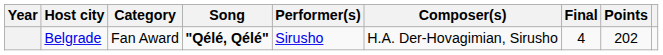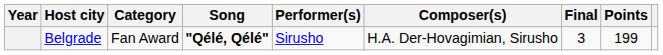(581, 38) 4 -> (581, 38) 3
(626, 38) 202 -> (626, 38) 199
